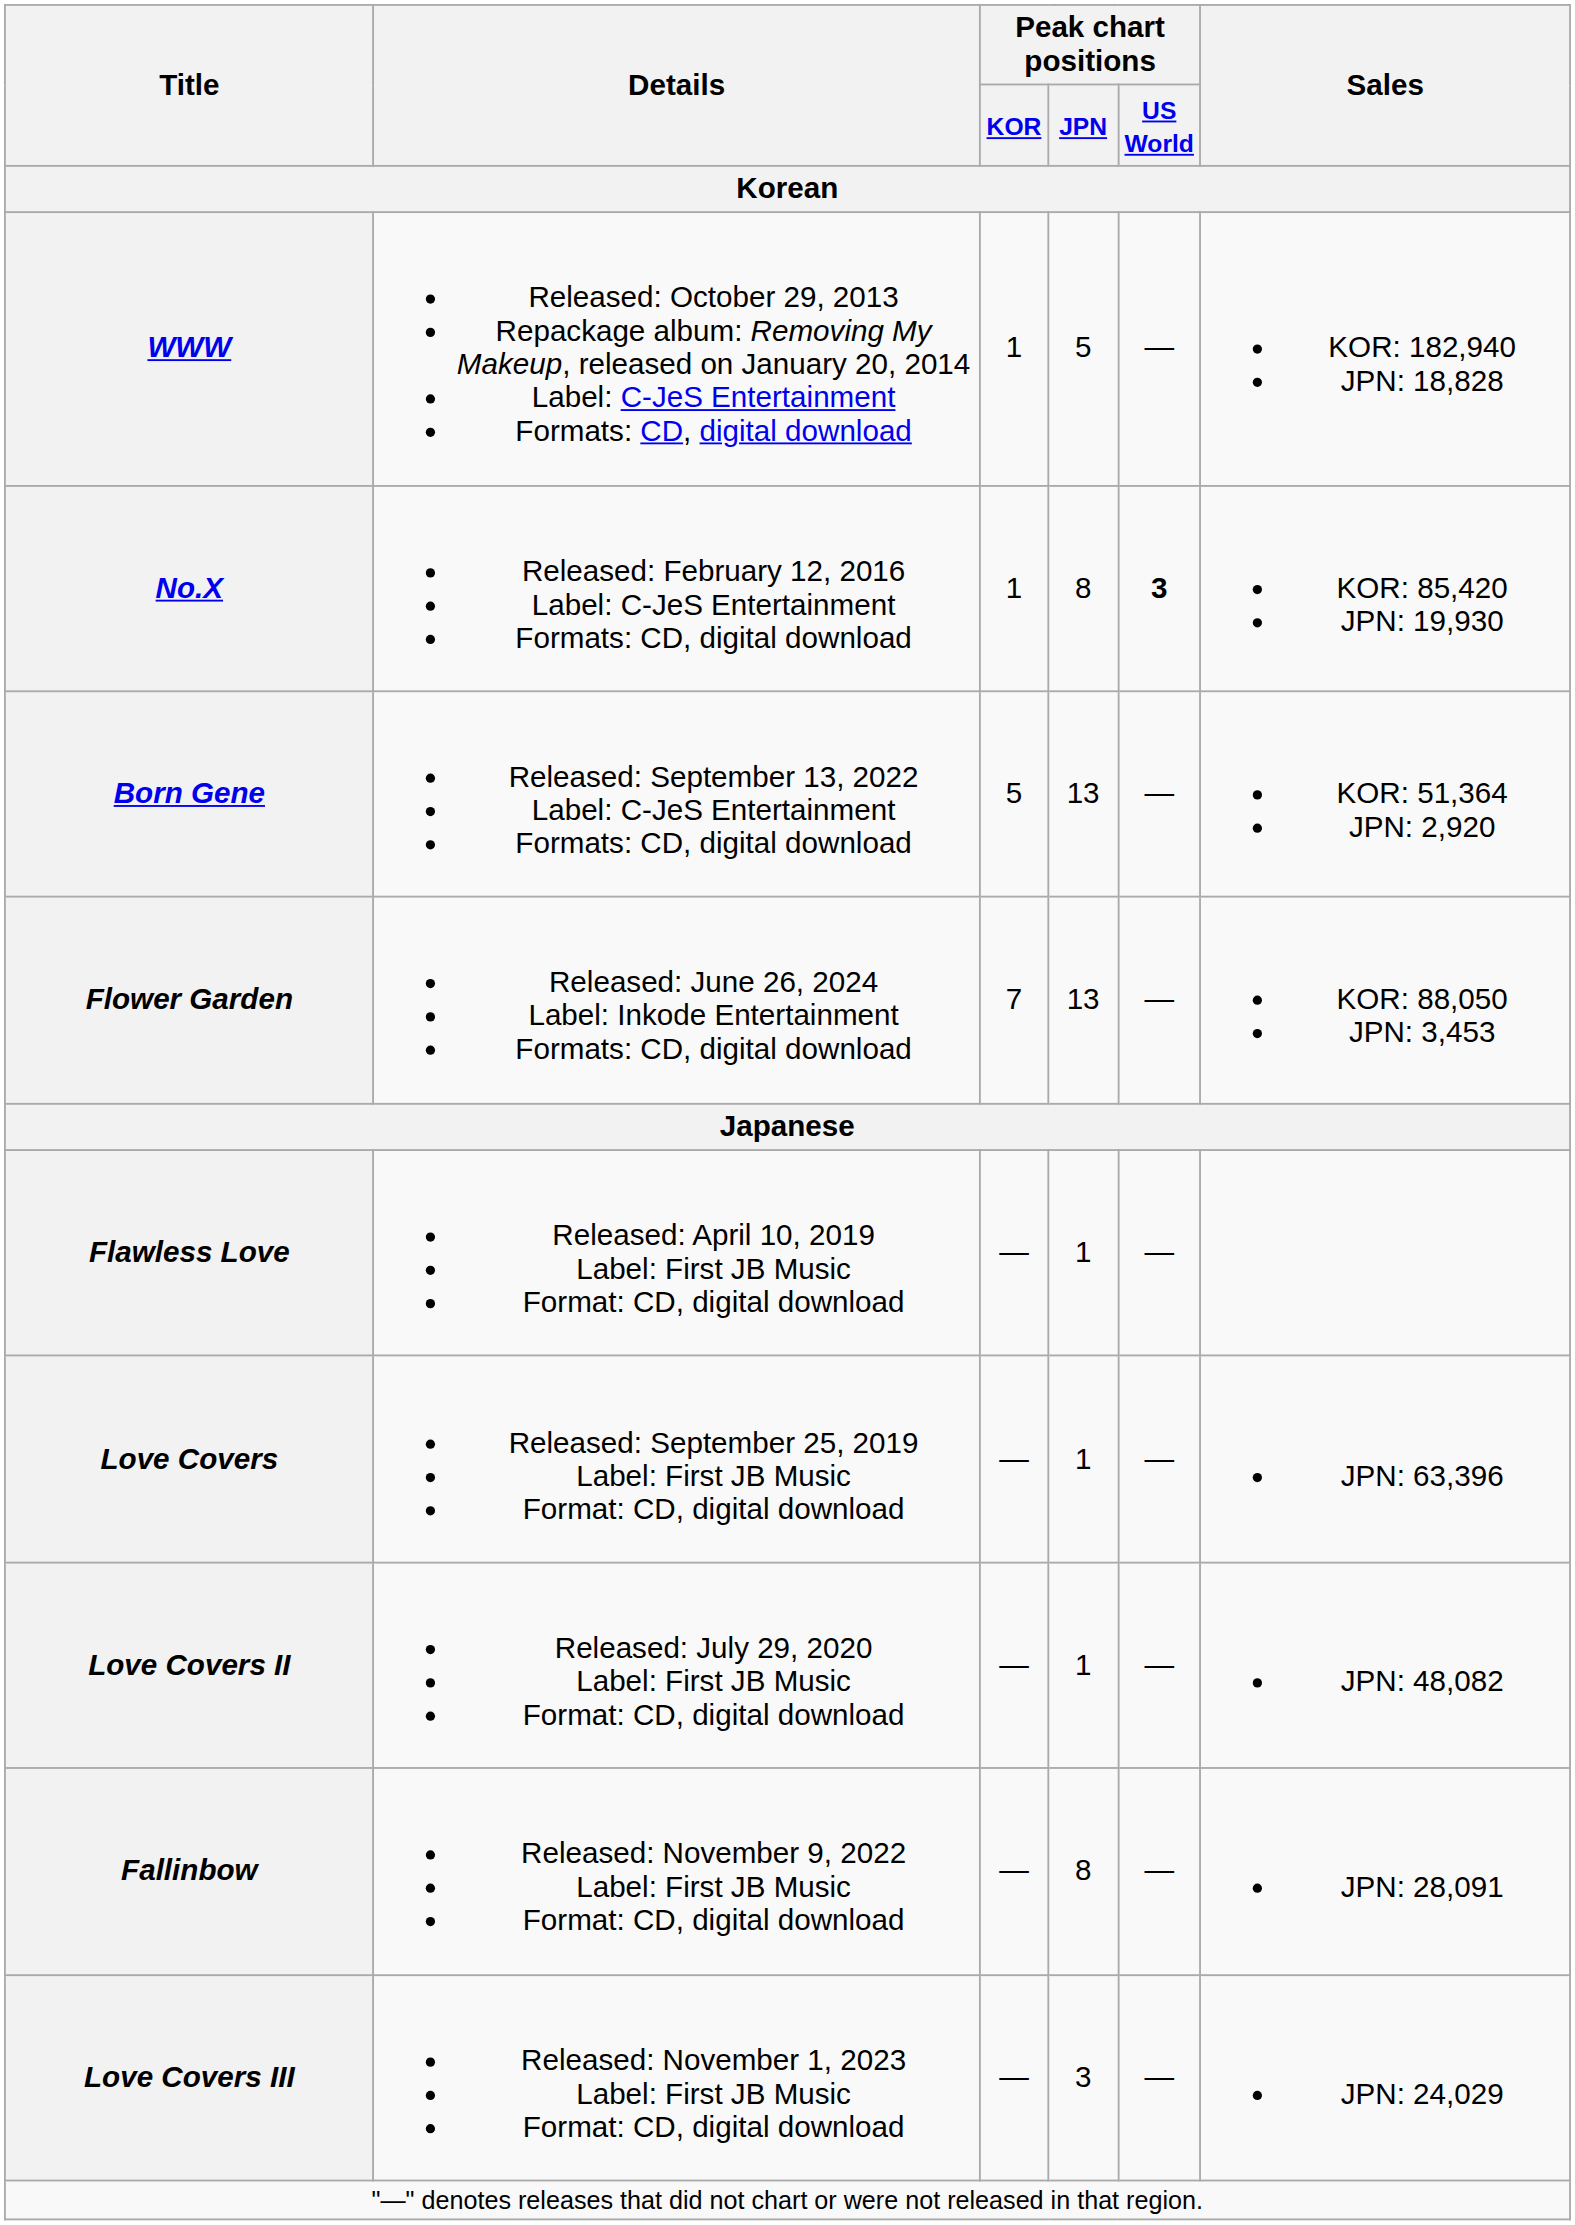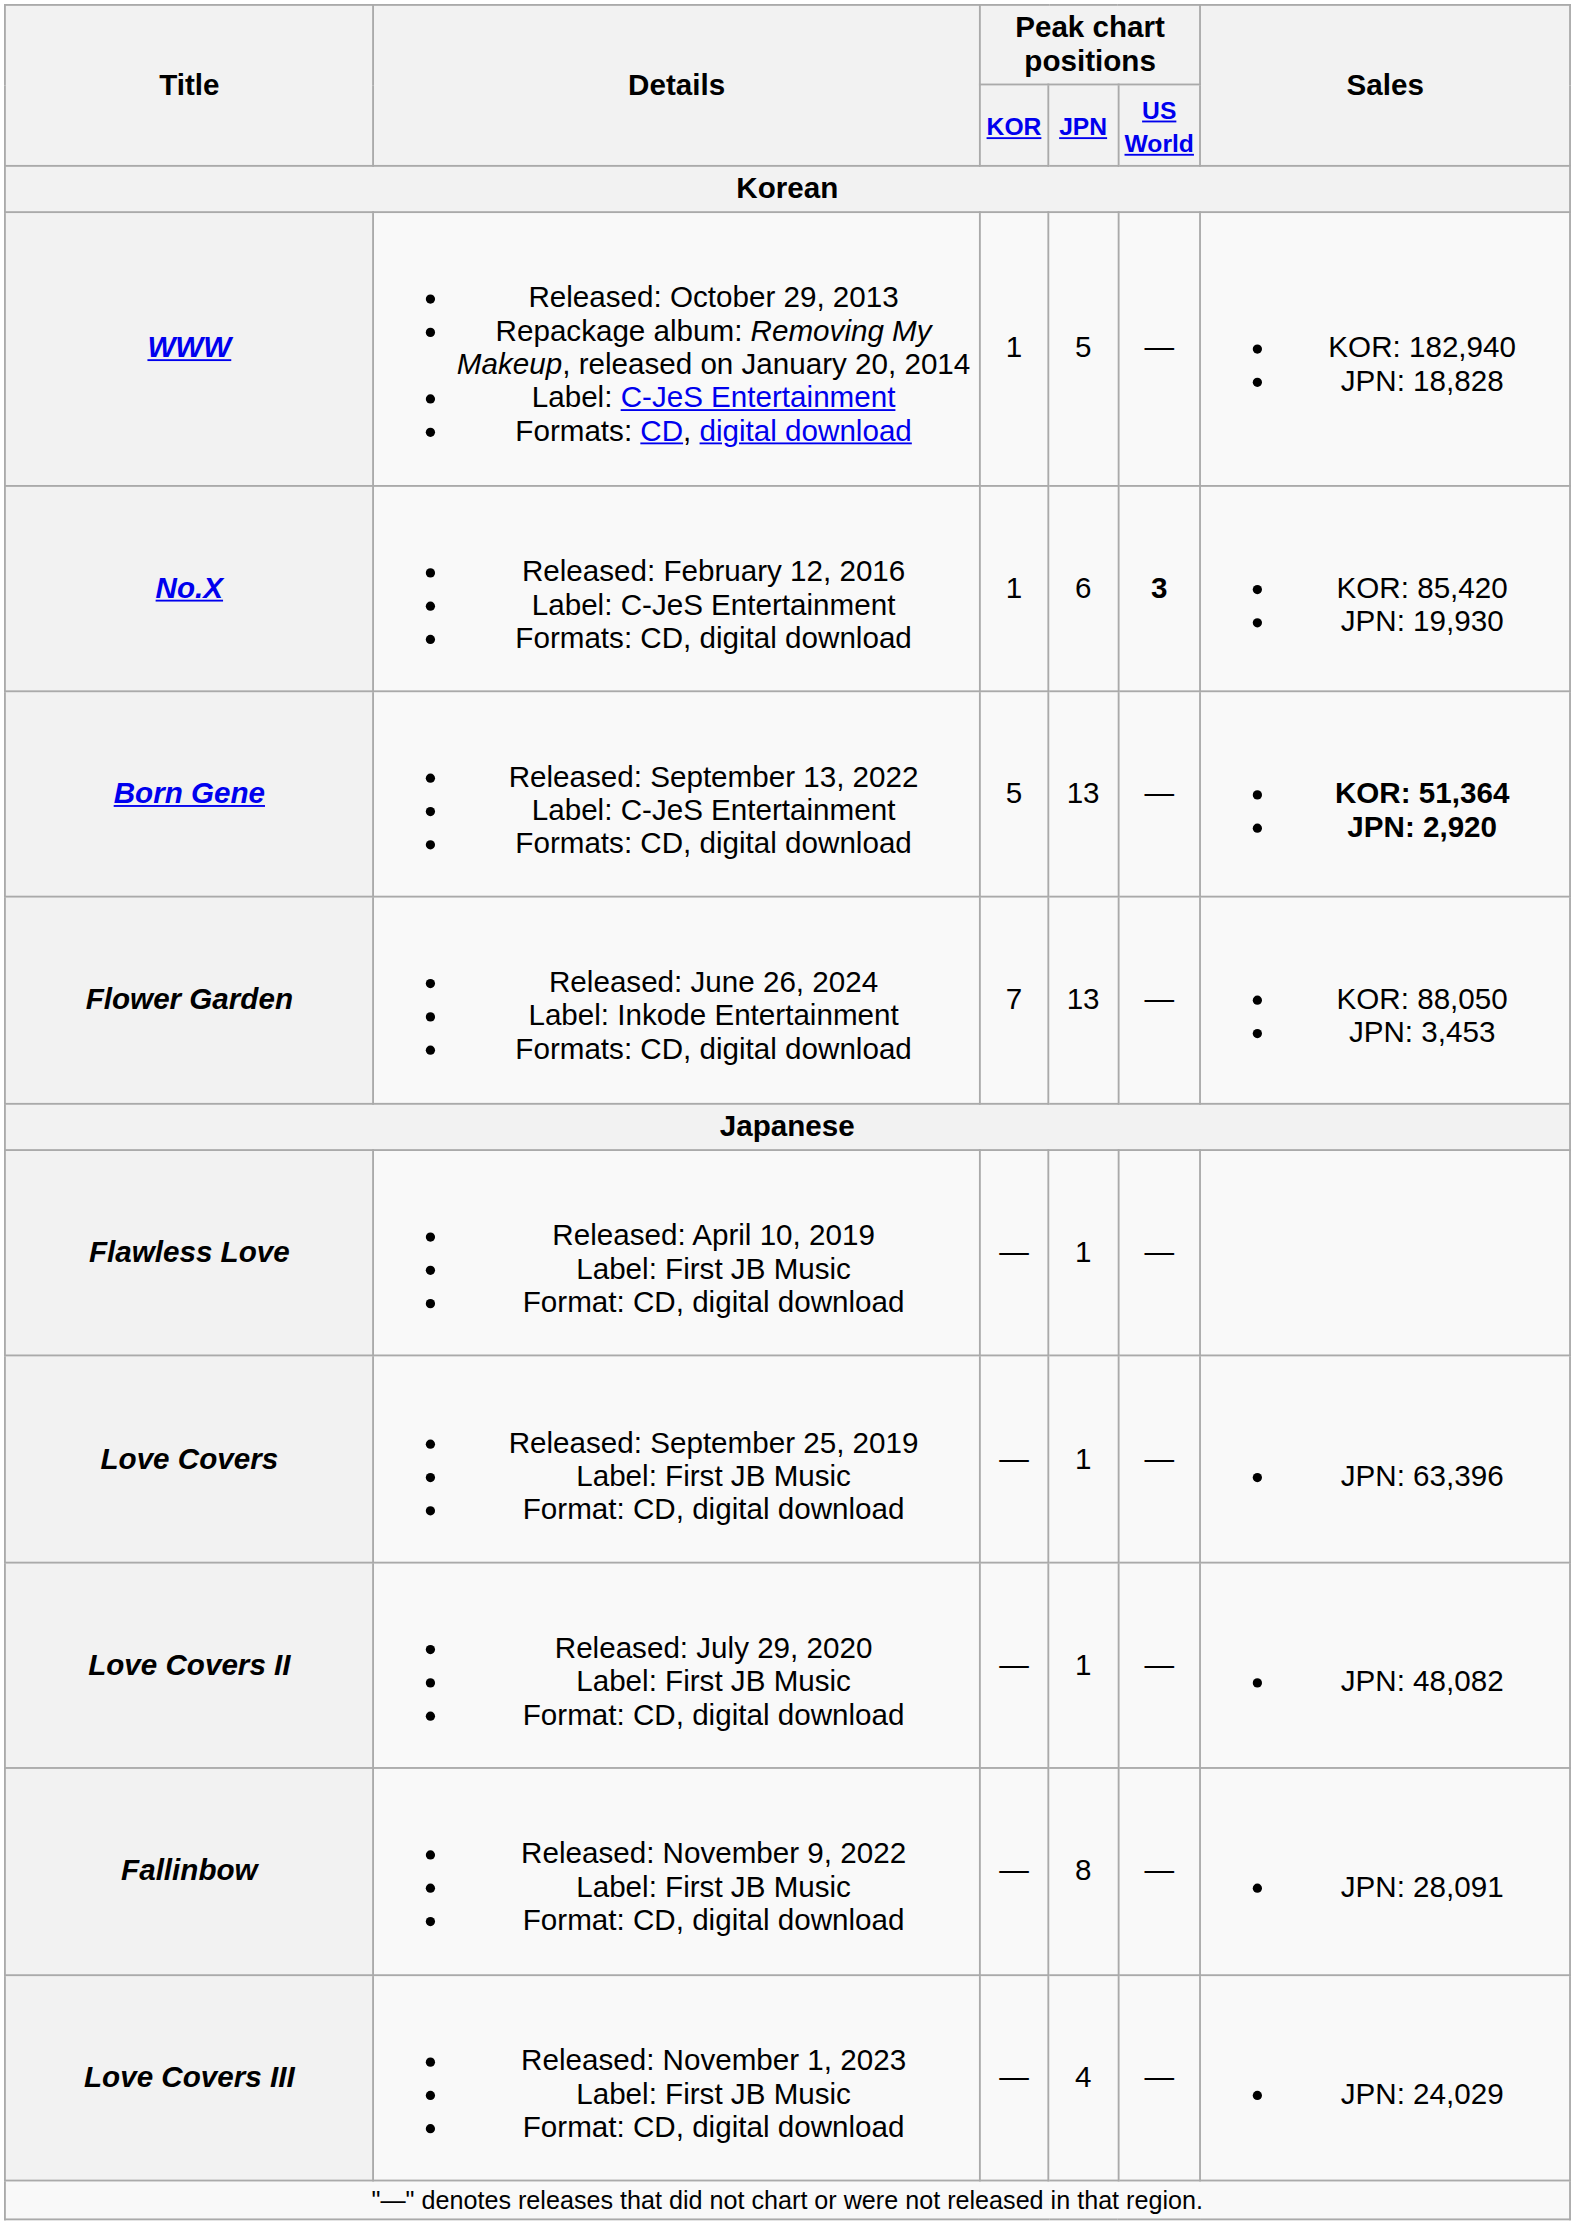(1083, 587) 8 -> (1083, 587) 6
(1385, 811) normal -> (1385, 811) bold
(1083, 2076) 3 -> (1083, 2076) 4
